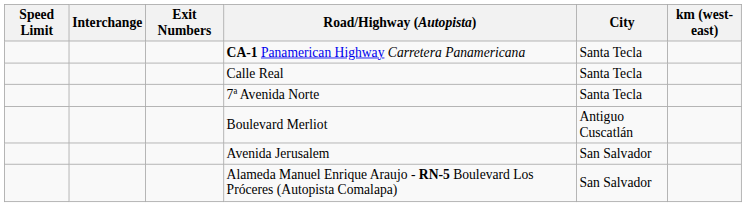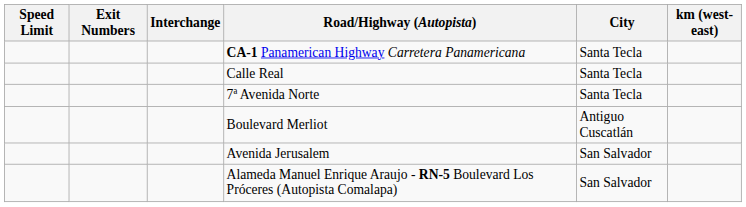columns swapped: (107, 22) <-> (184, 22)
